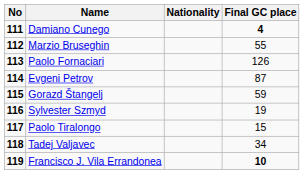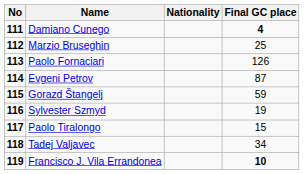(261, 45) 55 -> (261, 45) 25
